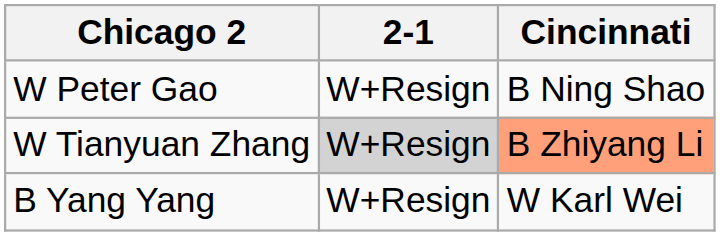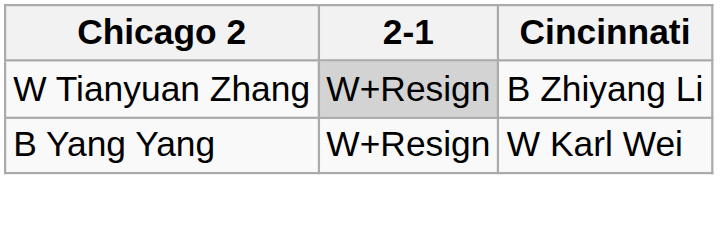- row: (115, 88)
(605, 144) lightsalmon background -> (605, 88) no background
